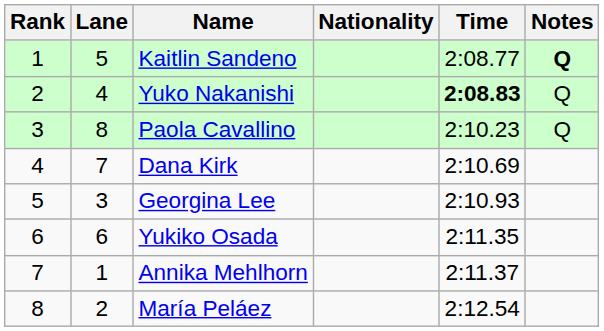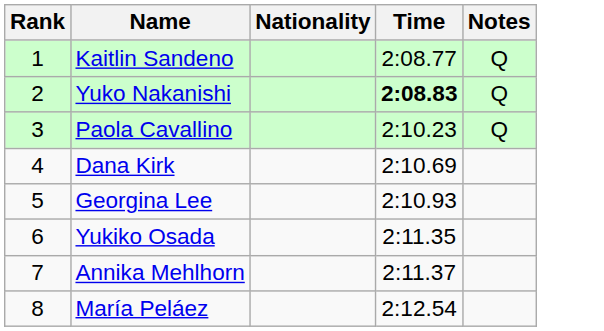- column: (102, 22)
(562, 58) bold -> (499, 58) normal
